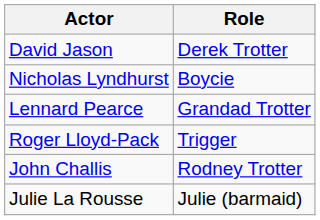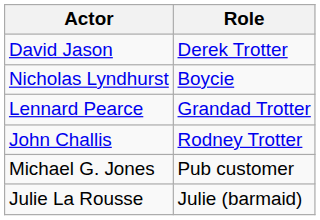- row: (84, 139)
+ row: (82, 169)
